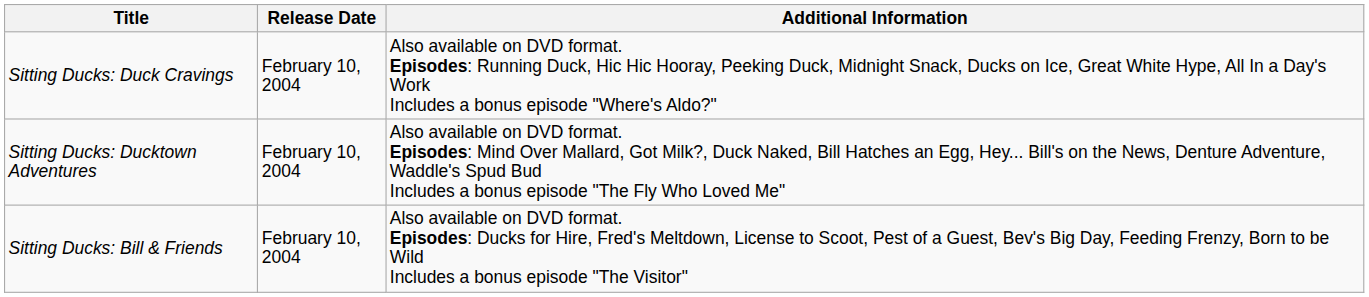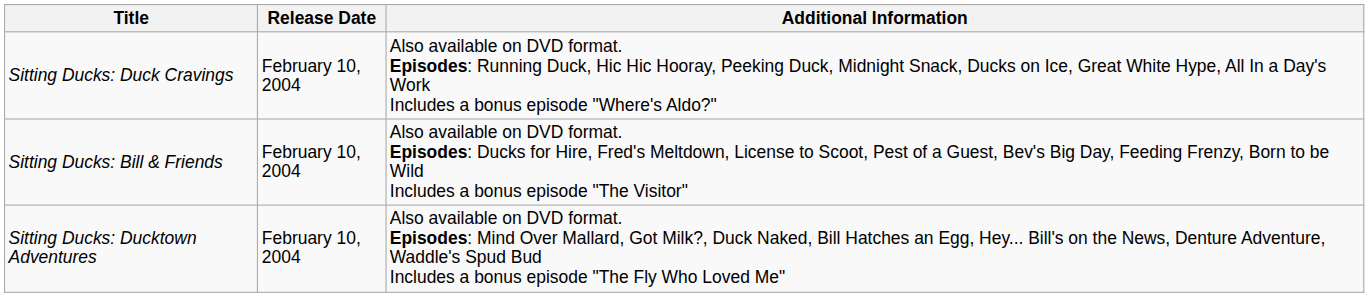rows swapped: (103, 161) <-> (116, 248)
